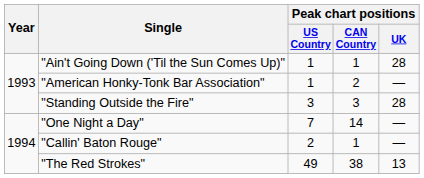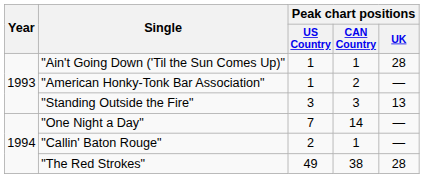(399, 103) 28 -> (399, 103) 13
(399, 163) 13 -> (399, 163) 28
